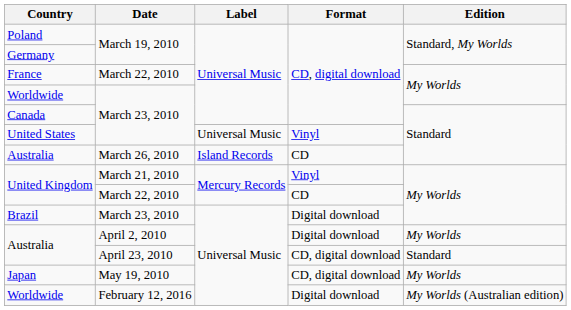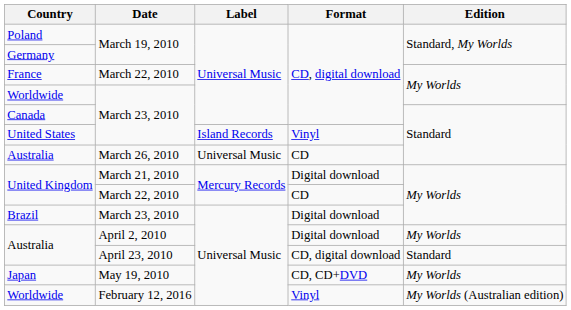(239, 134) Universal Music -> (235, 134) Island Records
(235, 154) Island Records -> (239, 154) Universal Music
(305, 174) Vinyl -> (335, 174) Digital download
(346, 275) CD, digital download -> (329, 275) CD, CD+DVD
(335, 295) Digital download -> (305, 295) Vinyl
